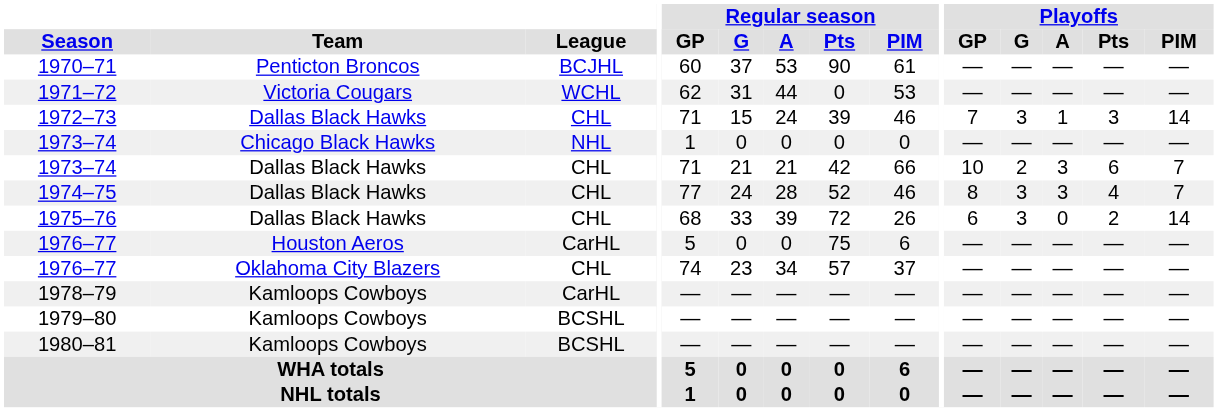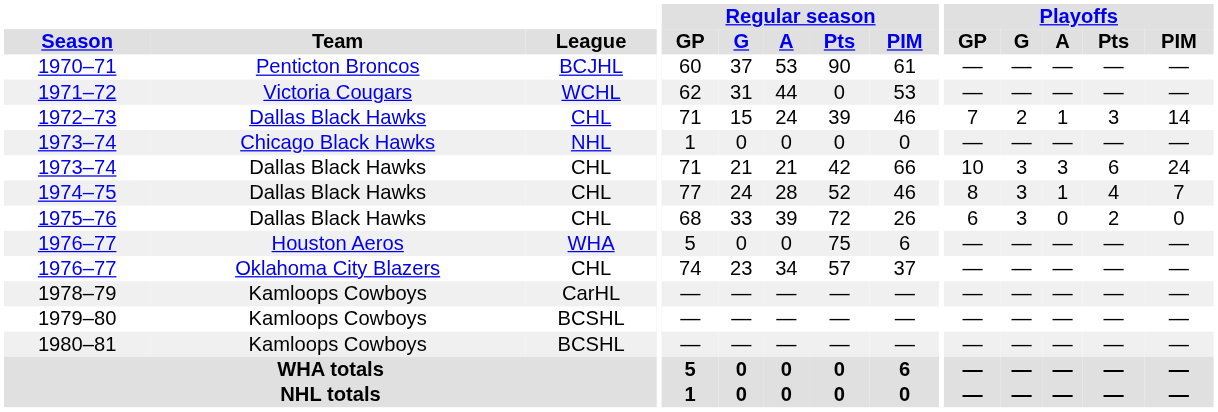(1022, 117) 3 -> (1022, 117) 2
(1022, 167) 2 -> (1022, 167) 3
(1179, 167) 7 -> (1179, 167) 24
(1062, 192) 3 -> (1062, 192) 1
(1179, 218) 14 -> (1179, 218) 0
(591, 243) CarHL -> (591, 243) WHA
